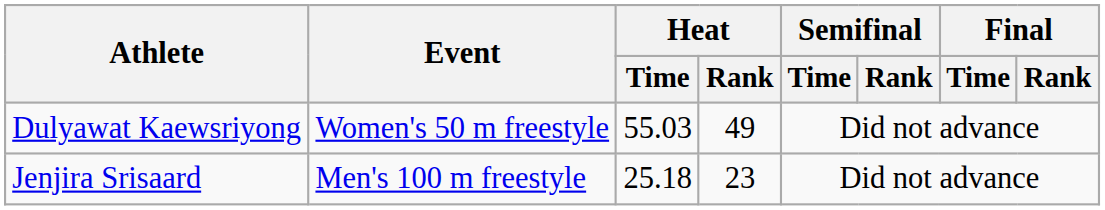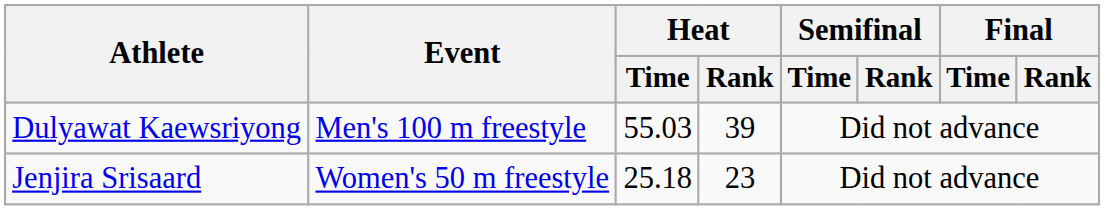(462, 128) Women's 50 m freestyle -> (451, 128) Men's 100 m freestyle
(740, 128) 49 -> (740, 128) 39
(451, 178) Men's 100 m freestyle -> (462, 178) Women's 50 m freestyle
